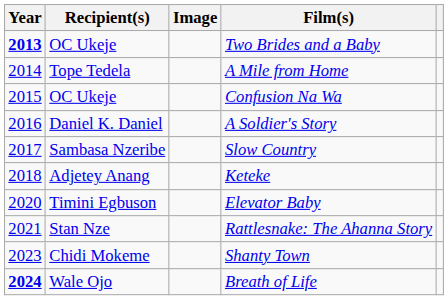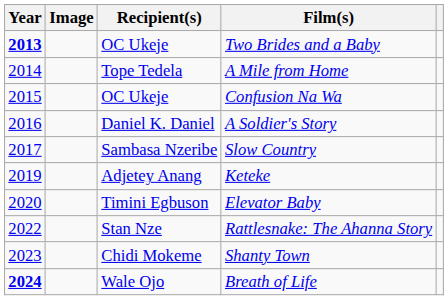columns swapped: (195, 17) <-> (107, 17)
(25, 176) 2018 -> (25, 176) 2019
(25, 228) 2021 -> (25, 228) 2022
